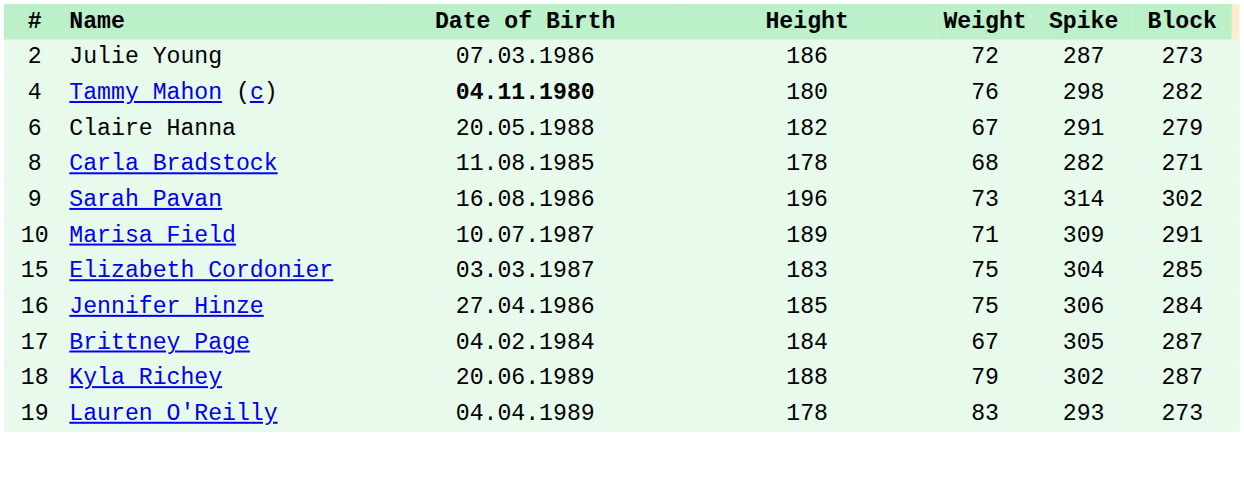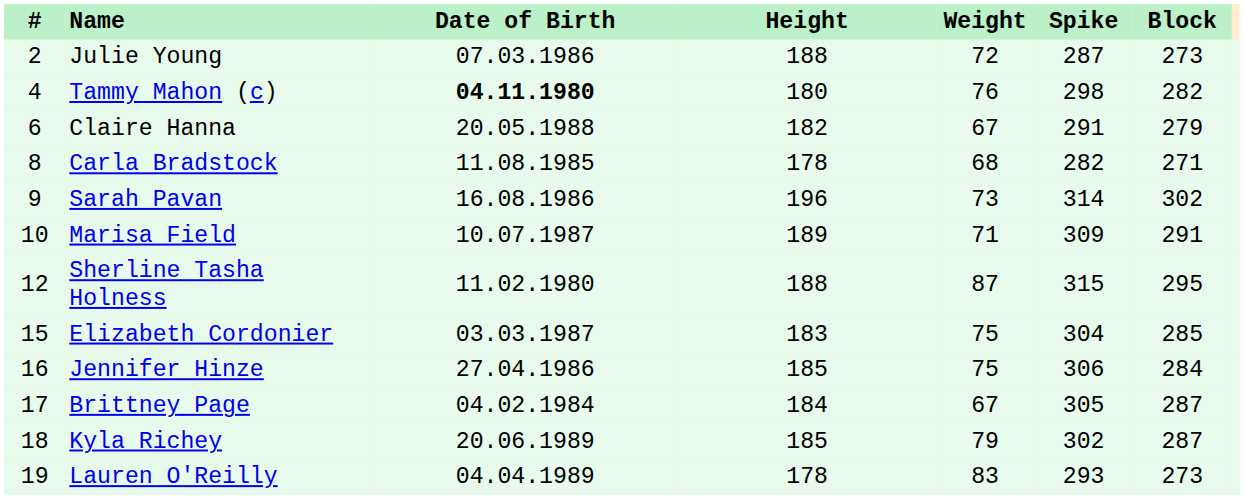(807, 57) 186 -> (807, 57) 188
+ row: (167, 285)
(807, 378) 188 -> (807, 442) 185
